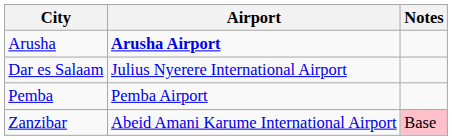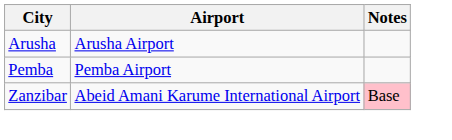(166, 43) bold -> (124, 43) normal
- row: (56, 69)
